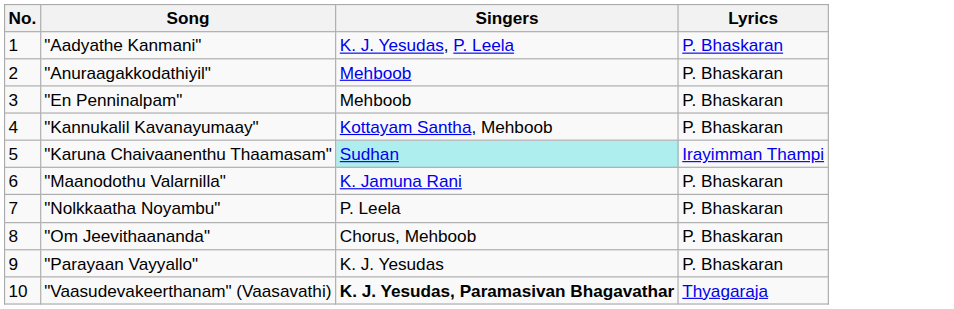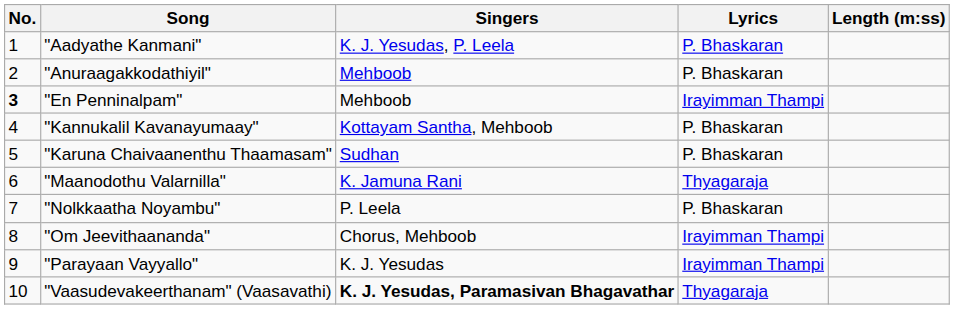+ column: (889, 18)
(13, 100) normal -> (13, 100) bold
(733, 100) P. Bhaskaran -> (753, 100) Irayimman Thampi
(369, 154) paleturquoise background -> (369, 154) no background
(753, 154) Irayimman Thampi -> (733, 154) P. Bhaskaran
(733, 181) P. Bhaskaran -> (725, 181) Thyagaraja
(733, 236) P. Bhaskaran -> (753, 236) Irayimman Thampi
(733, 263) P. Bhaskaran -> (753, 263) Irayimman Thampi
